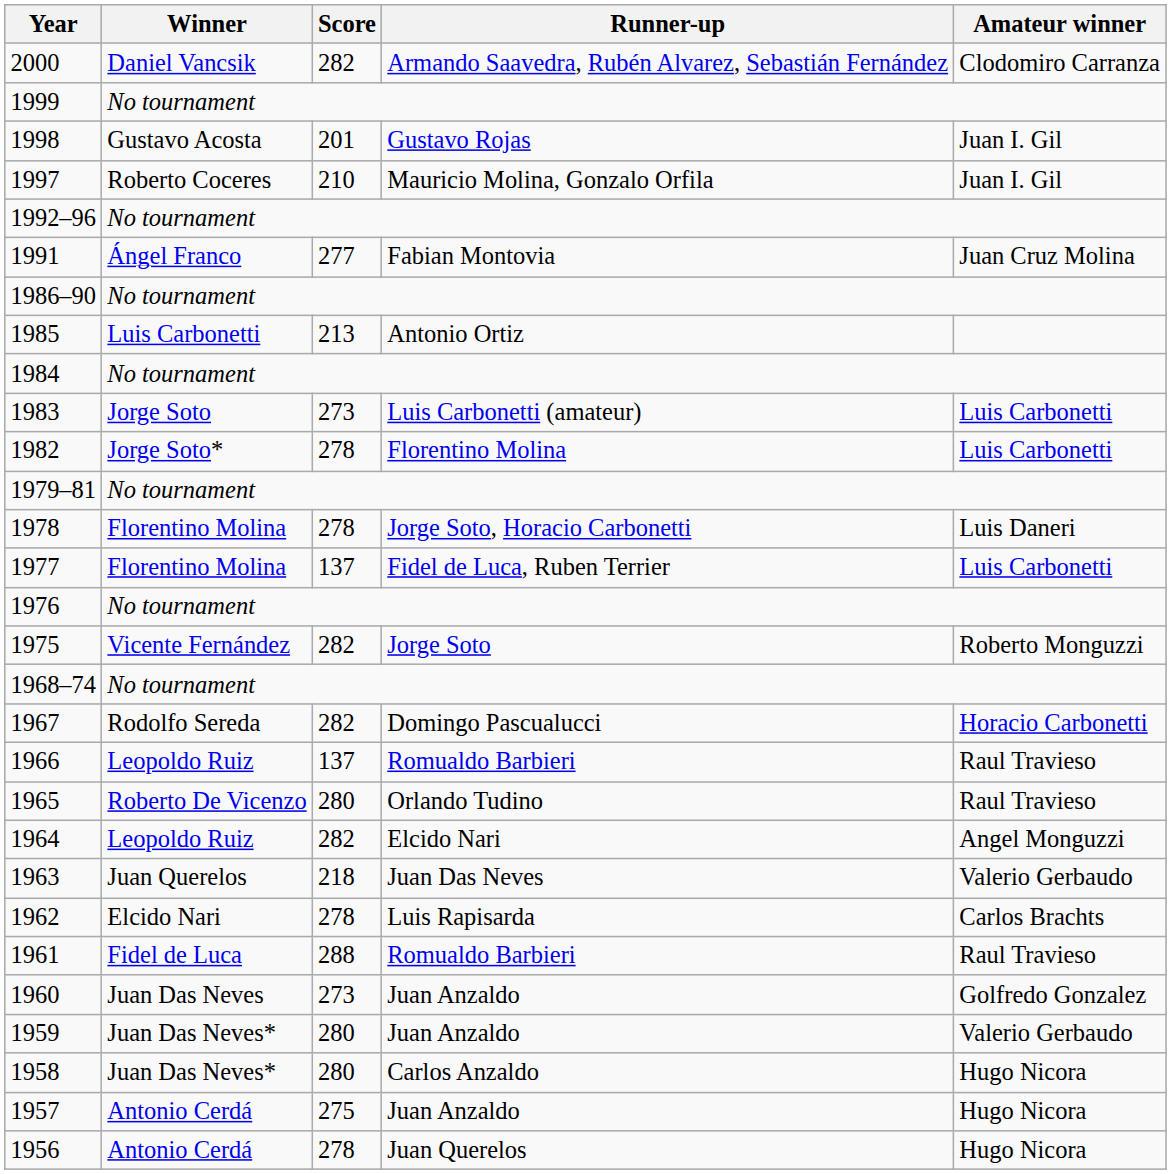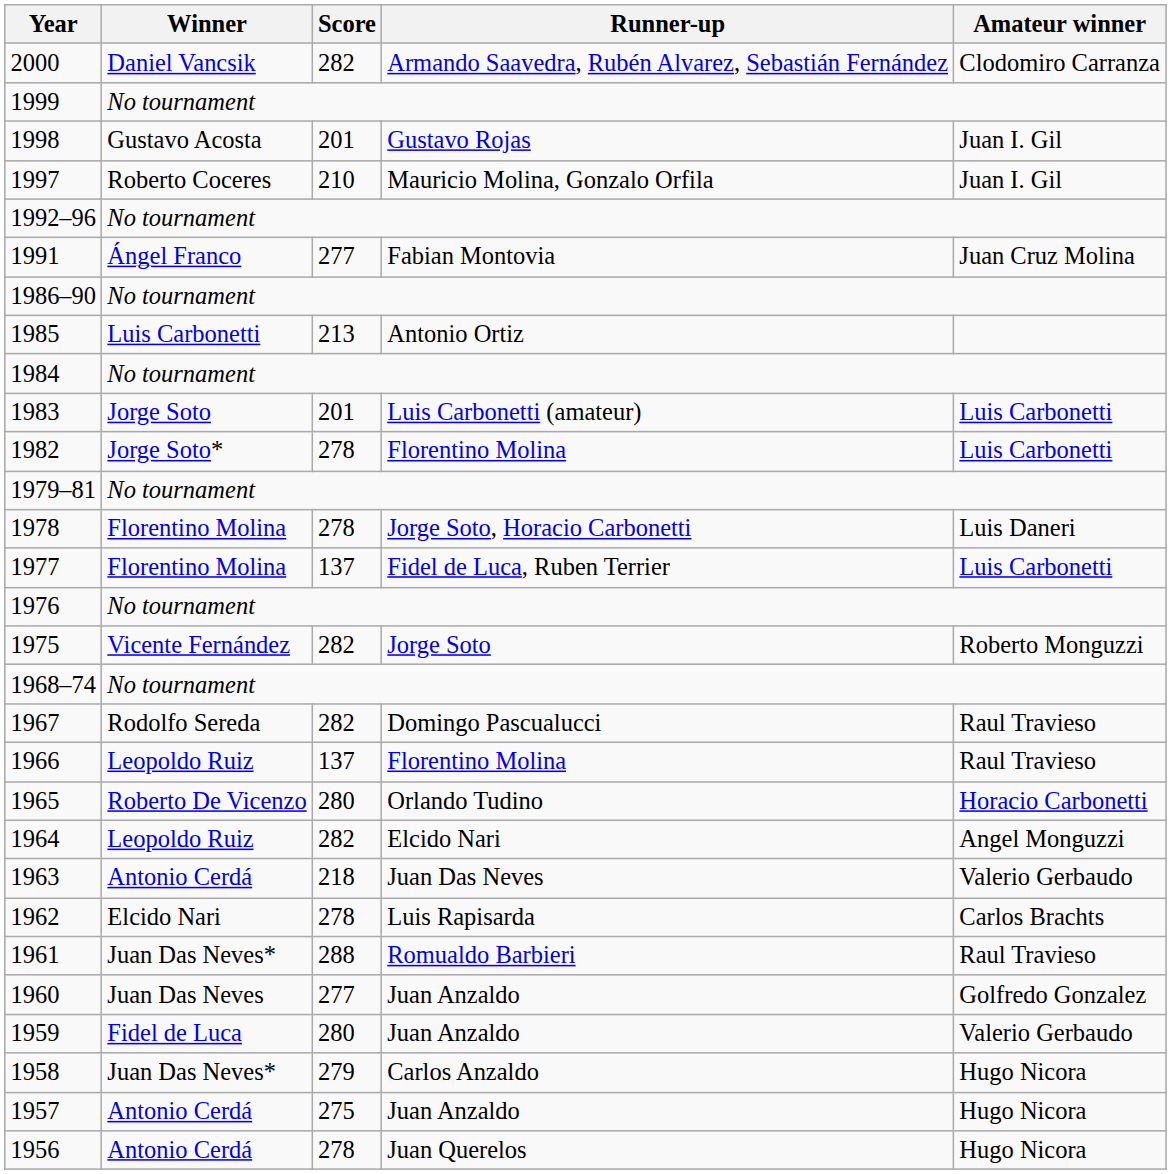(336, 412) 273 -> (336, 412) 201
(1054, 722) Horacio Carbonetti -> (1028, 722) Raul Travieso
(481, 761) Romualdo Barbieri -> (477, 761) Florentino Molina
(1028, 800) Raul Travieso -> (1054, 800) Horacio Carbonetti
(177, 878) Juan Querelos -> (180, 878) Antonio Cerdá
(175, 955) Fidel de Luca -> (192, 955) Juan Das Neves*
(336, 994) 273 -> (336, 994) 277
(192, 1033) Juan Das Neves* -> (175, 1033) Fidel de Luca
(336, 1072) 280 -> (336, 1072) 279
